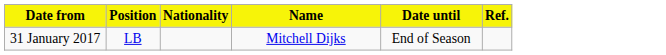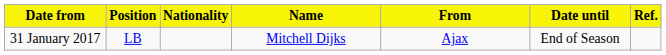+ column: (455, 16)
